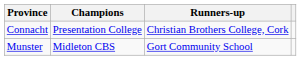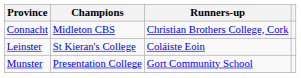(97, 30) Presentation College -> (84, 30) Midleton CBS
+ row: (24, 47)
(84, 47) Midleton CBS -> (97, 64) Presentation College
